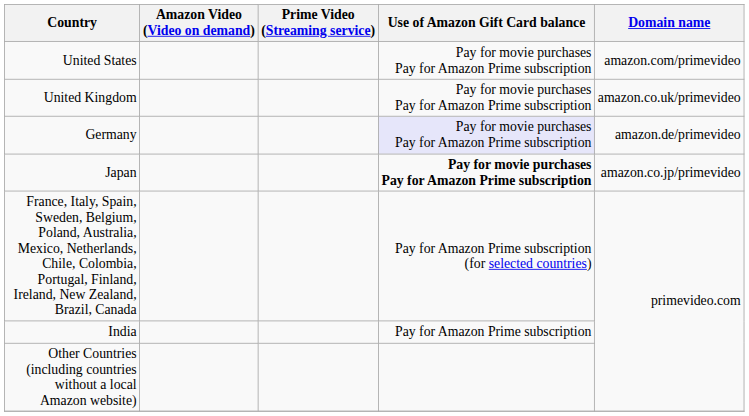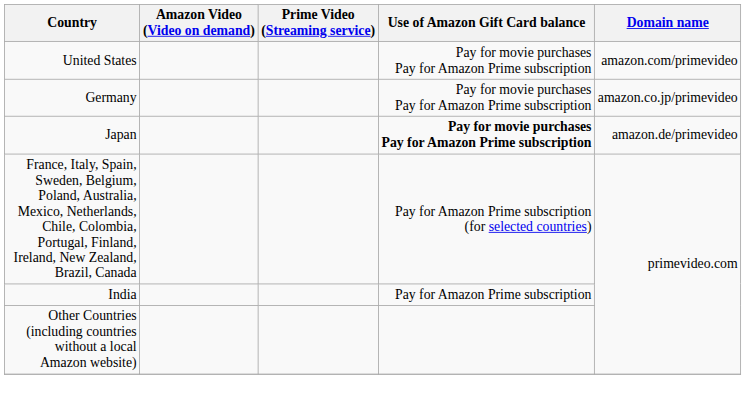- row: (90, 97)
(493, 135) lavender background -> (493, 97) no background
(678, 135) amazon.de/primevideo -> (668, 97) amazon.co.jp/primevideo
(671, 172) amazon.co.jp/primevideo -> (675, 135) amazon.de/primevideo
